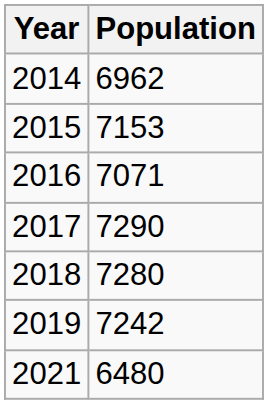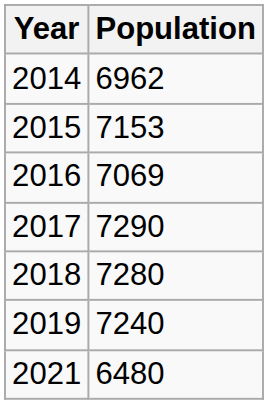(130, 176) 7071 -> (130, 176) 7069
(130, 324) 7242 -> (130, 324) 7240
